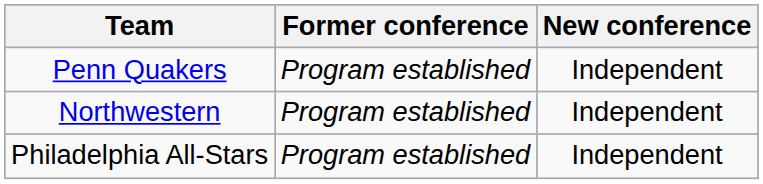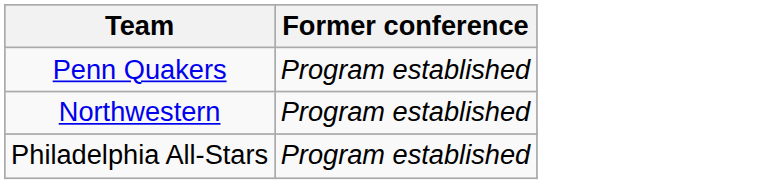- column: (647, 26)
